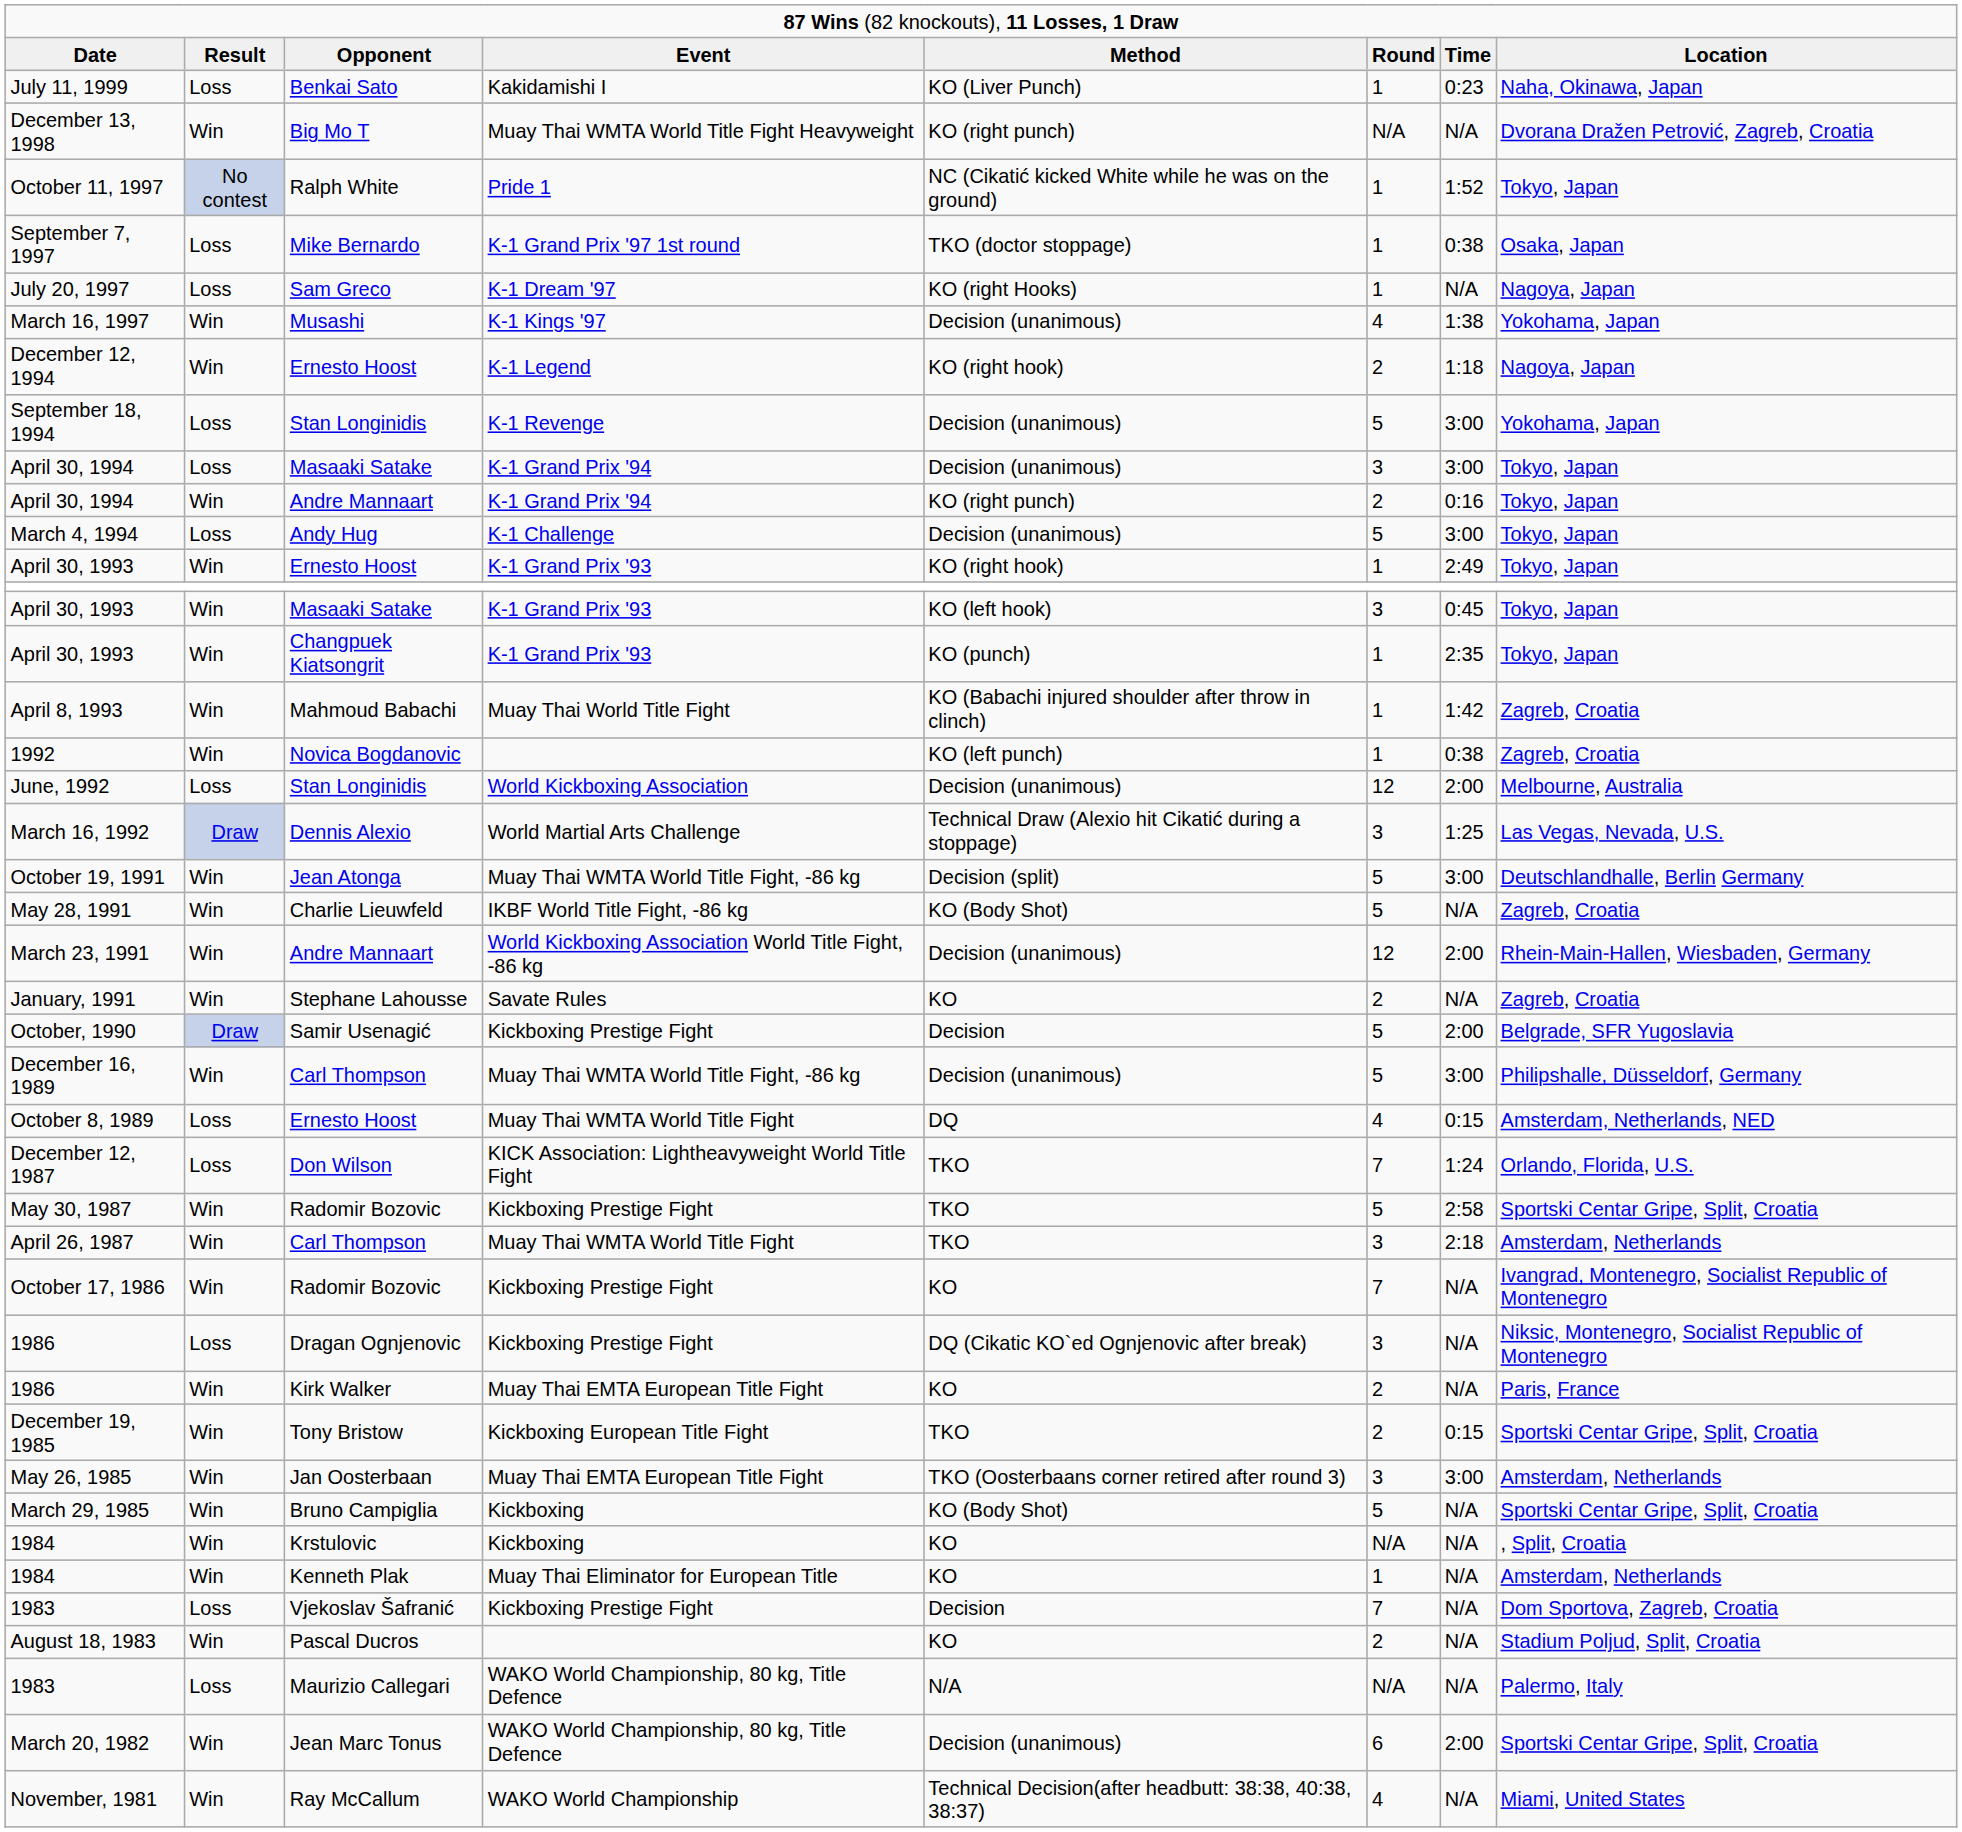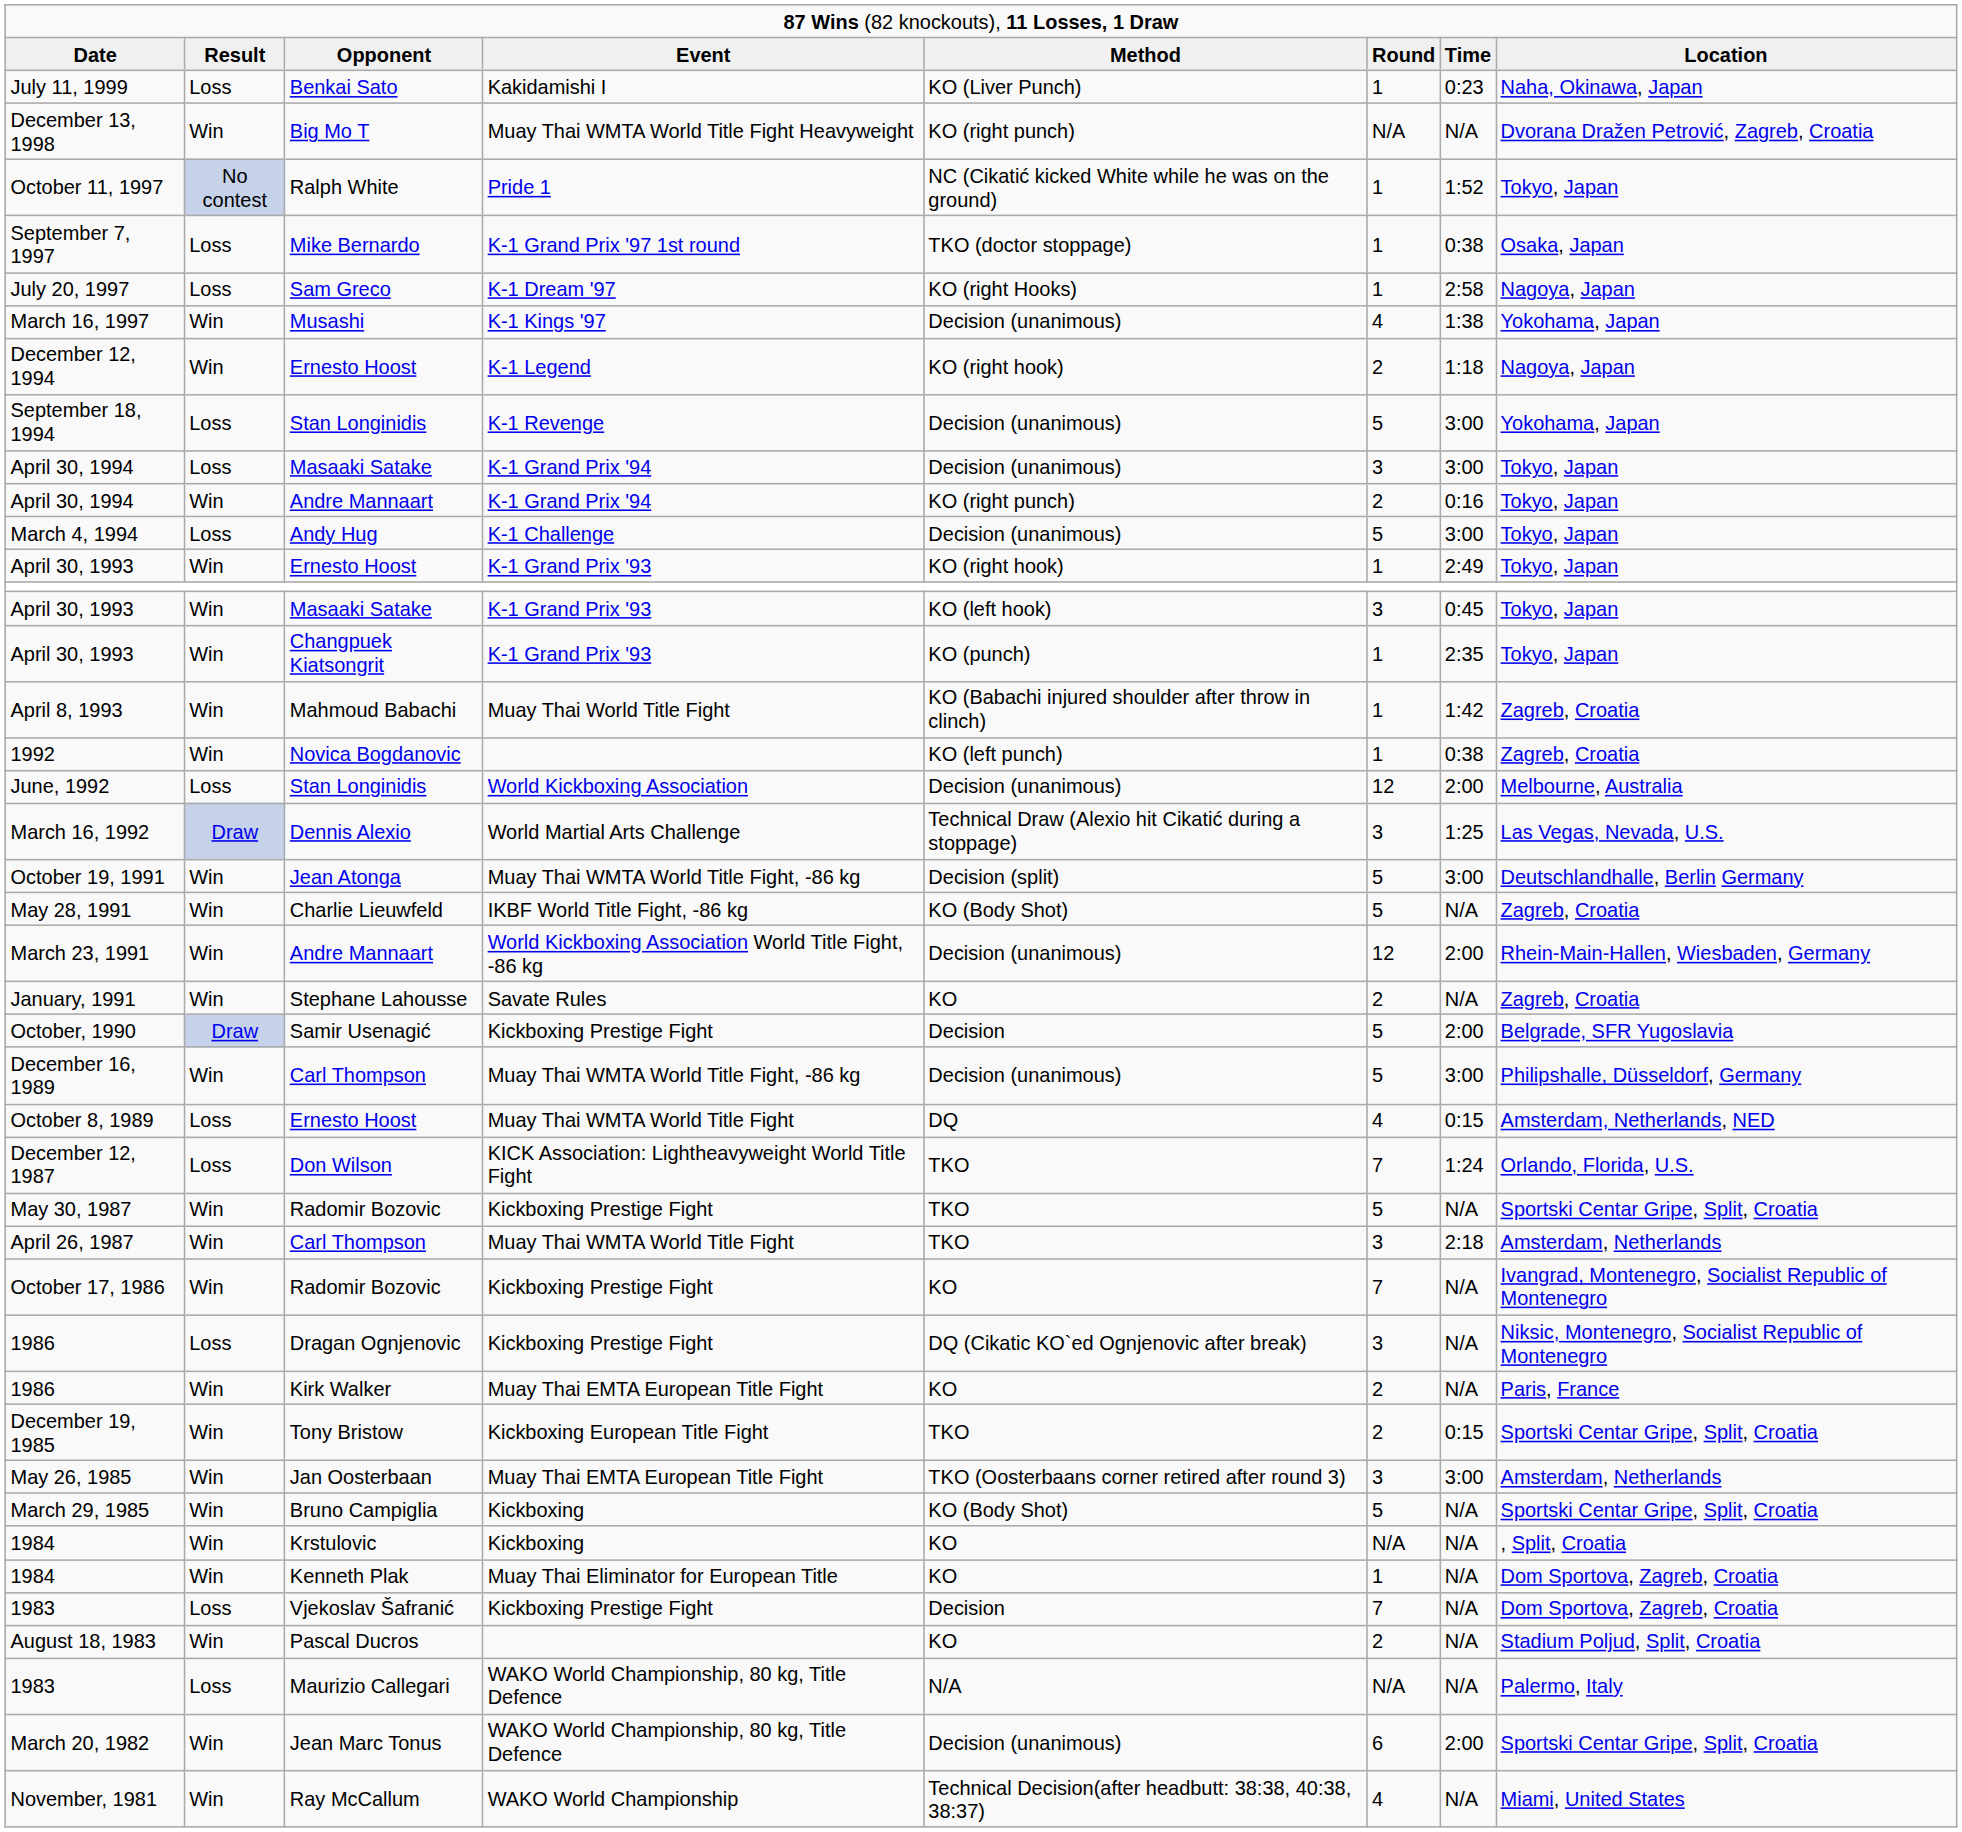(1461, 289) N/A -> (1464, 289) 2:58
(1464, 1210) 2:58 -> (1461, 1210) N/A
(1611, 1576) Amsterdam, Netherlands -> (1639, 1576) Dom Sportova, Zagreb, Croatia
